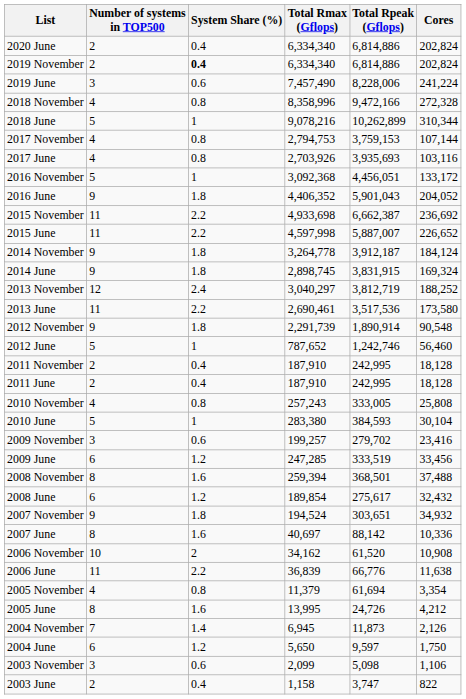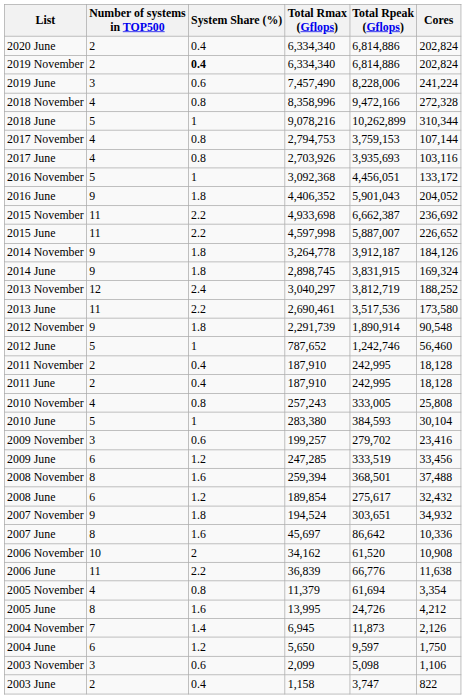(439, 252) 184,124 -> (439, 252) 184,126
(304, 534) 40,697 -> (304, 534) 45,697
(369, 534) 88,142 -> (369, 534) 86,642
